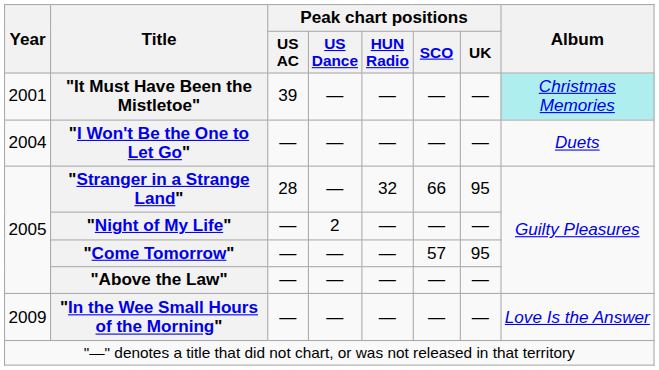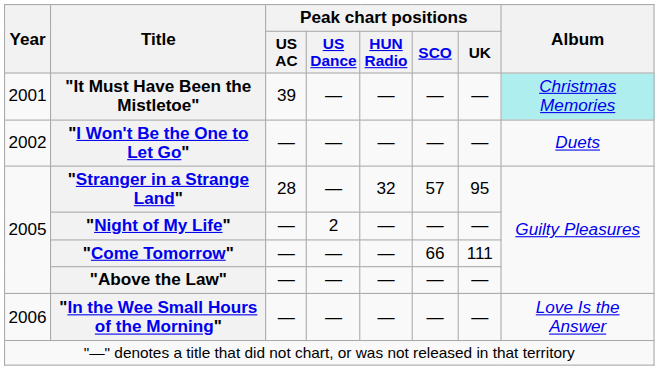(28, 142) 2004 -> (28, 142) 2002
(437, 189) 66 -> (435, 189) 57
(437, 253) 57 -> (435, 253) 66
(480, 253) 95 -> (480, 253) 111
(28, 317) 2009 -> (28, 317) 2006
